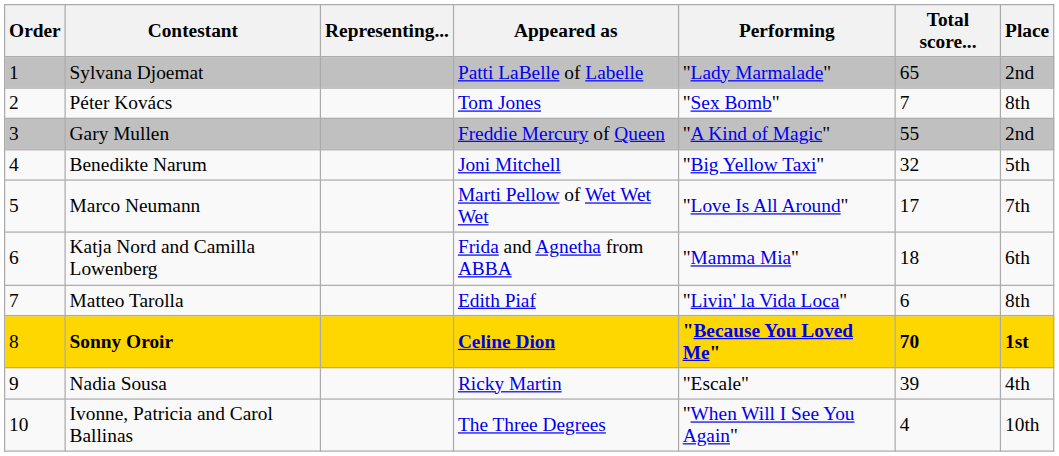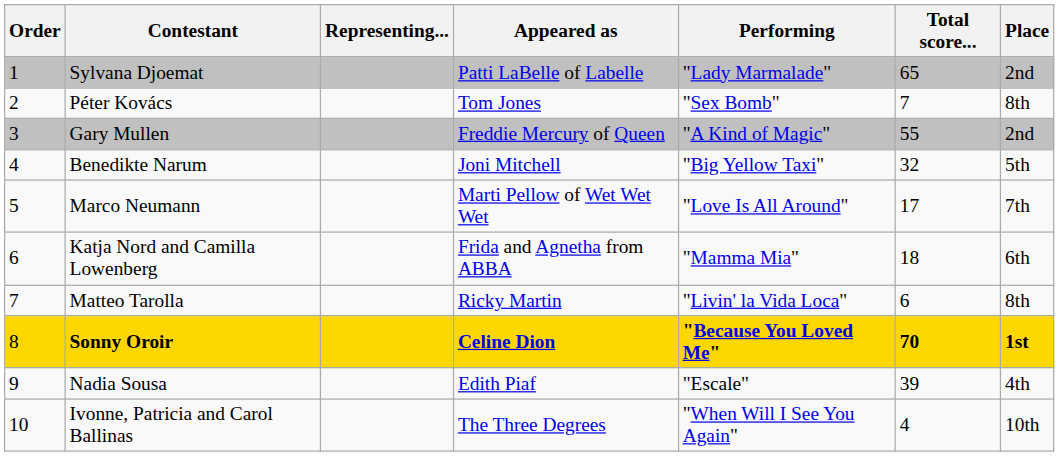(497, 300) Edith Piaf -> (510, 300) Ricky Martin
(510, 383) Ricky Martin -> (497, 383) Edith Piaf
